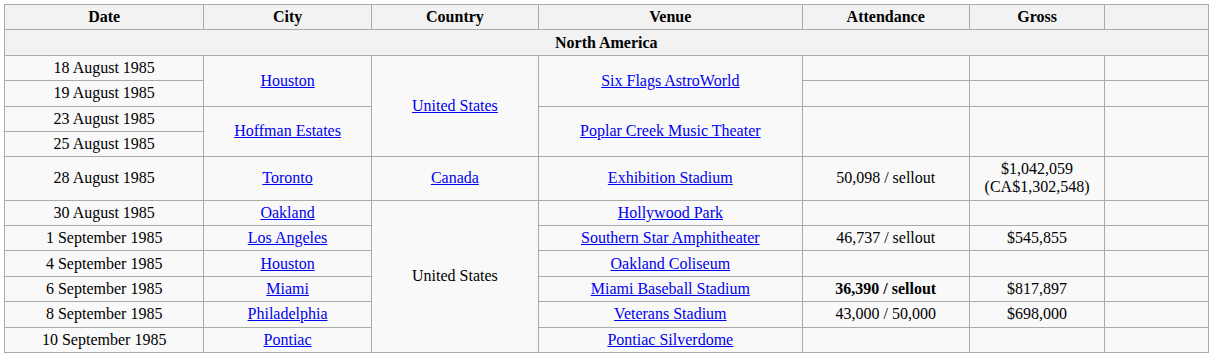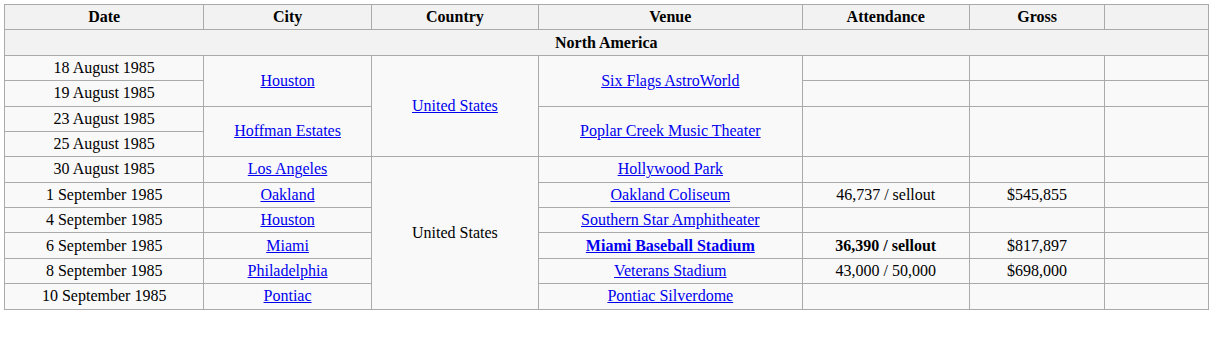- row: (104, 178)
(288, 212) Oakland -> (288, 169) Los Angeles
(288, 238) Los Angeles -> (288, 194) Oakland
(670, 238) Southern Star Amphitheater -> (670, 194) Oakland Coliseum
(670, 263) Oakland Coliseum -> (670, 220) Southern Star Amphitheater
(670, 288) normal -> (670, 245) bold
